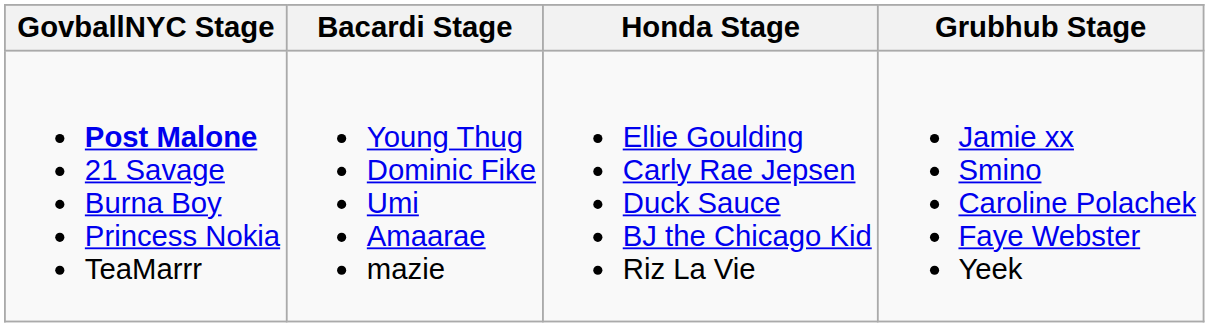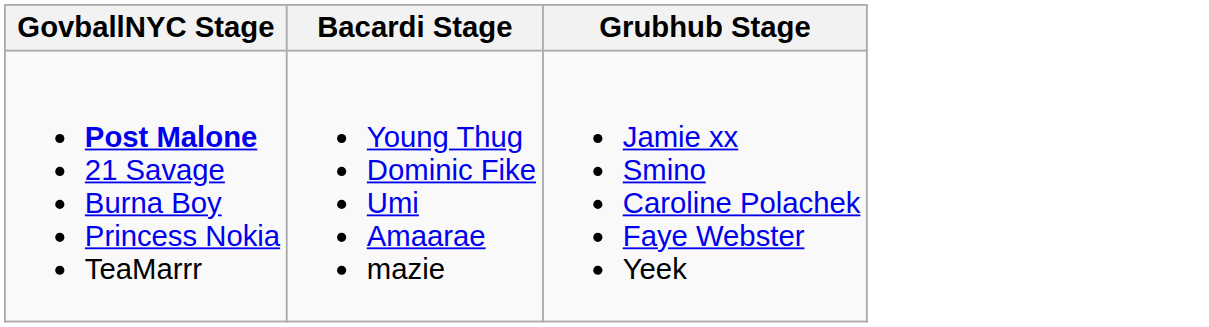- column: (711, 27)
